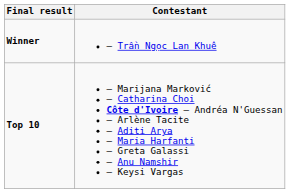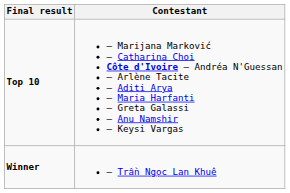rows swapped: (23, 41) <-> (23, 126)
